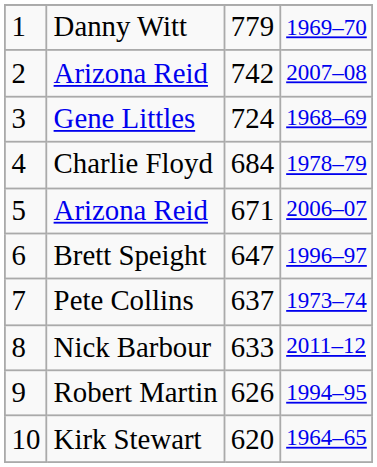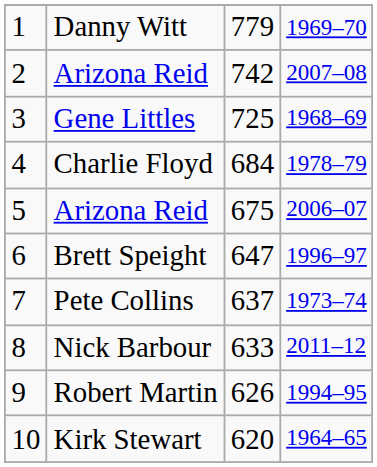(252, 118) 724 -> (252, 118) 725
(252, 210) 671 -> (252, 210) 675
